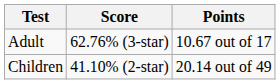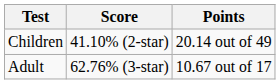rows swapped: (26, 41) <-> (36, 66)
